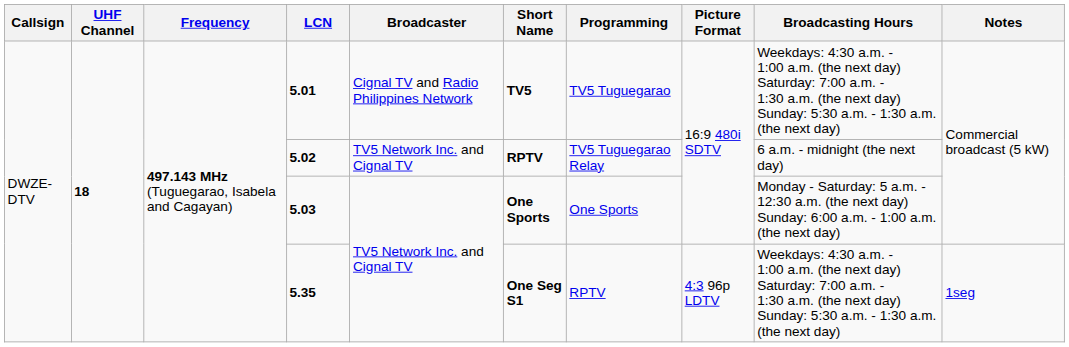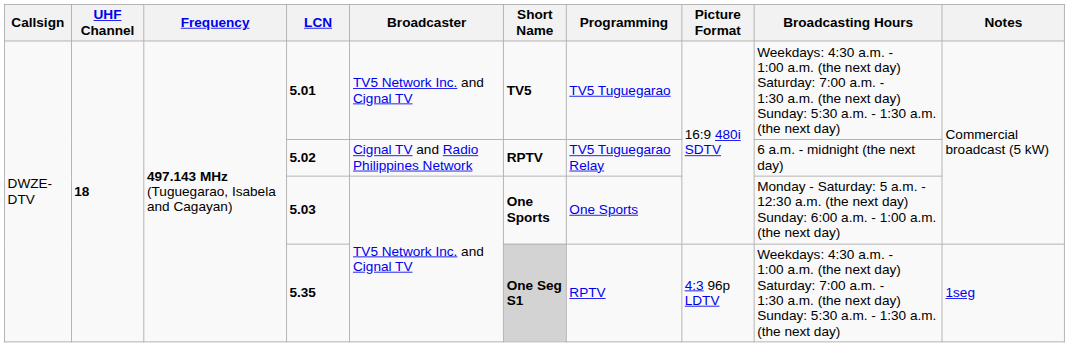(416, 90) Cignal TV and Radio Philippines Network -> (418, 90) TV5 Network Inc. and Cignal TV
(418, 157) TV5 Network Inc. and Cignal TV -> (416, 157) Cignal TV and Radio Philippines Network
(534, 292) no background -> (534, 292) lightgrey background
